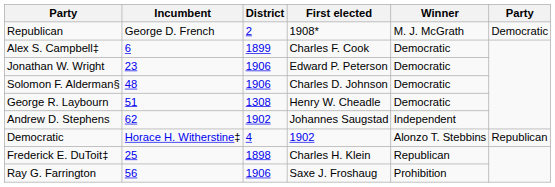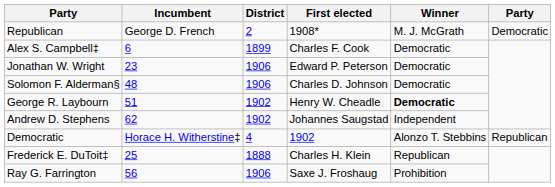(258, 102) 1308 -> (258, 102) 1902
(422, 102) normal -> (424, 102) bold
(258, 155) 1898 -> (258, 155) 1888
